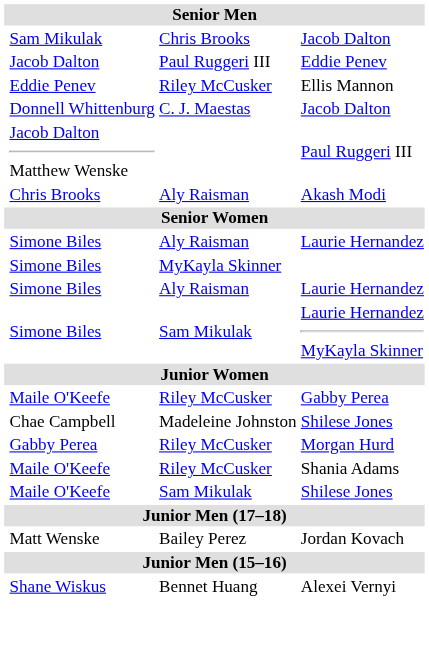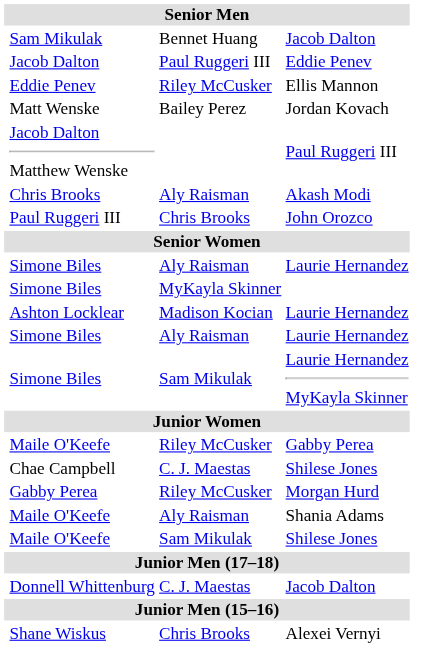(205, 38) Chris Brooks -> (208, 38) Bennet Huang
rows swapped: (82, 108) <-> (55, 539)
+ row: (65, 218)
+ row: (67, 312)
(228, 421) Madeleine Johnston -> (205, 468) C. J. Maestas
(215, 468) Riley McCusker -> (204, 515) Aly Raisman
(208, 586) Bennet Huang -> (205, 633) Chris Brooks
